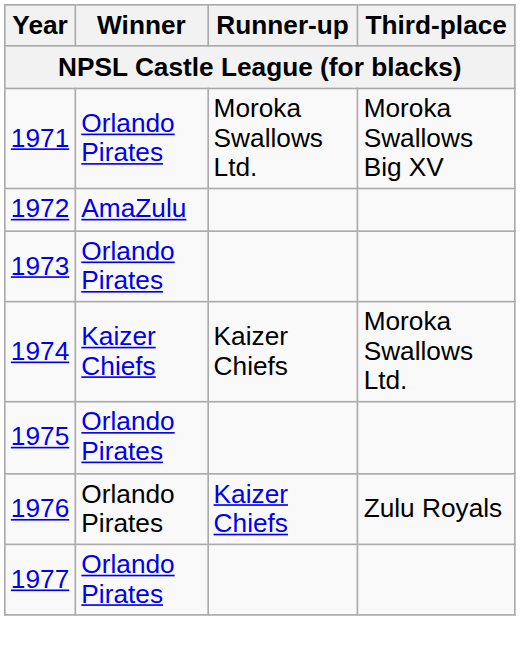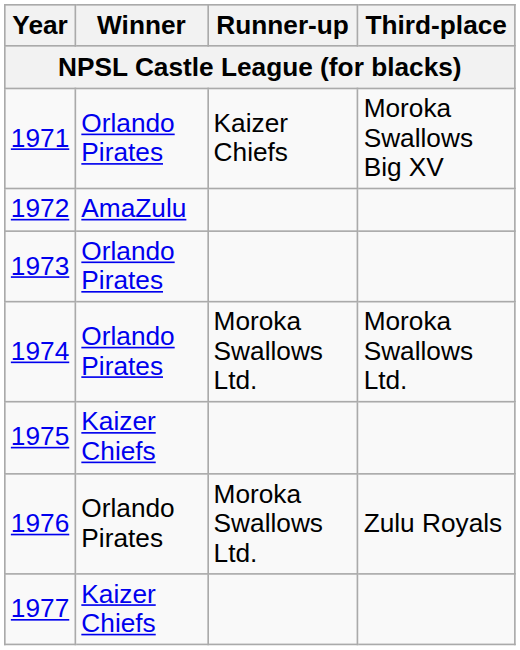(268, 138) Moroka Swallows Ltd. -> (251, 138) Kaizer Chiefs
(119, 351) Kaizer Chiefs -> (128, 351) Orlando Pirates
(251, 351) Kaizer Chiefs -> (268, 351) Moroka Swallows Ltd.
(128, 437) Orlando Pirates -> (119, 437) Kaizer Chiefs
(251, 508) Kaizer Chiefs -> (268, 523) Moroka Swallows Ltd.
(128, 579) Orlando Pirates -> (119, 609) Kaizer Chiefs
